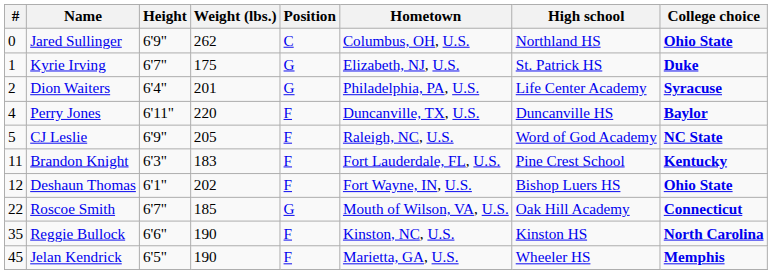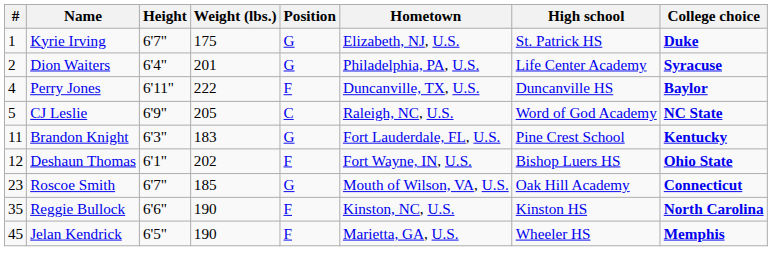- row: (76, 40)
(205, 112) 220 -> (205, 88) 222
(288, 137) F -> (289, 112) C
(288, 161) F -> (289, 137) G
(16, 209) 22 -> (16, 185) 23
